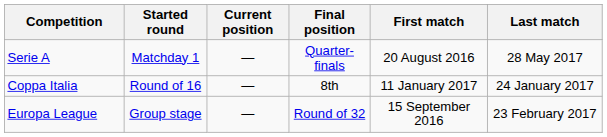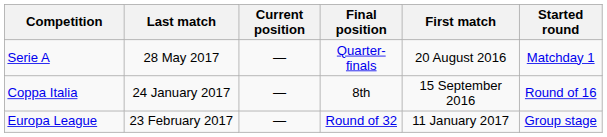columns swapped: (165, 22) <-> (545, 22)
(429, 86) 11 January 2017 -> (461, 93) 15 September 2016
(429, 114) 15 September 2016 -> (461, 121) 11 January 2017
